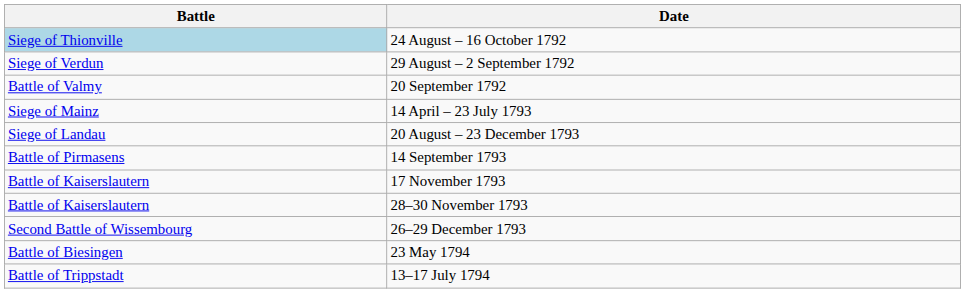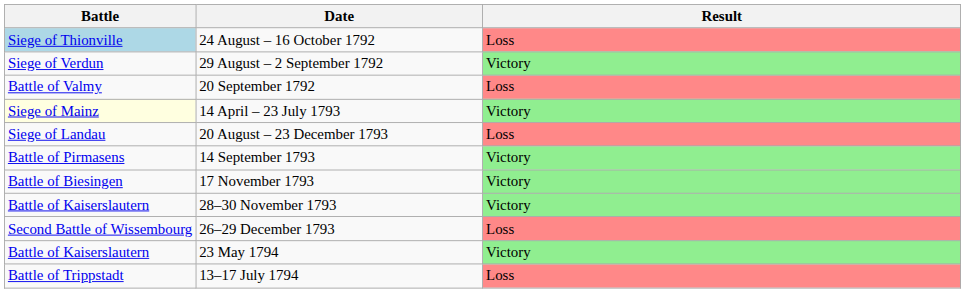+ column: (722, 16)
(53, 110) no background -> (53, 110) lightyellow background
(79, 181) Battle of Kaiserslautern -> (65, 181) Battle of Biesingen
(65, 252) Battle of Biesingen -> (79, 252) Battle of Kaiserslautern
